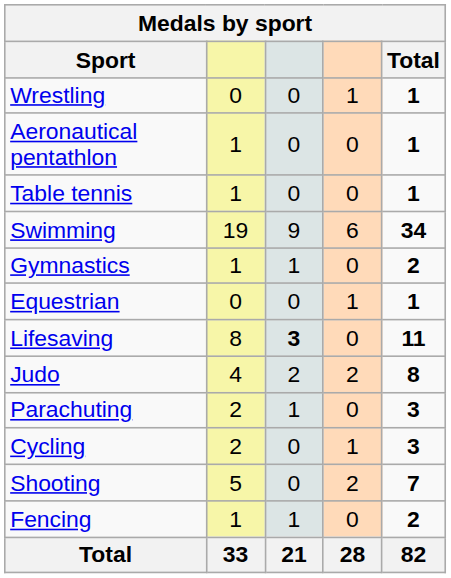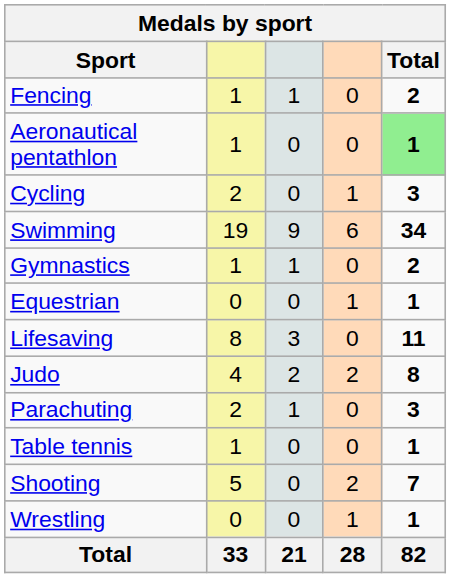rows swapped: (51, 519) <-> (58, 96)
(413, 145) no background -> (413, 145) lightgreen background
rows swapped: (48, 447) <-> (71, 193)
(294, 338) bold -> (294, 338) normal
